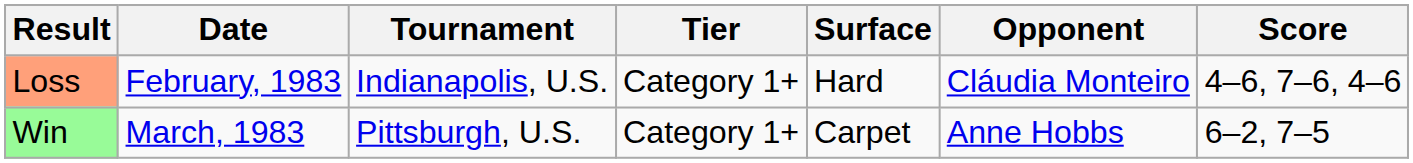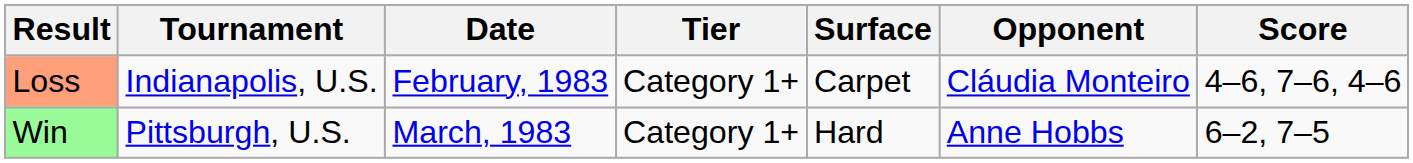columns swapped: (233, 30) <-> (482, 30)
(849, 81) Hard -> (862, 81) Carpet
(862, 132) Carpet -> (849, 132) Hard
